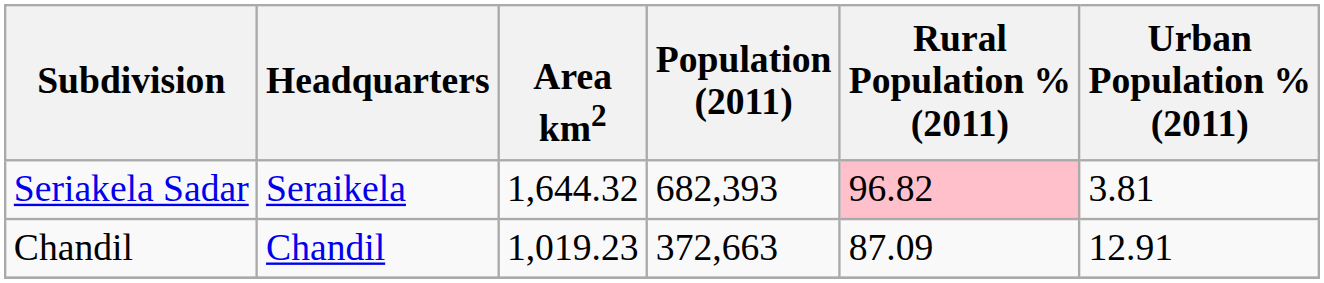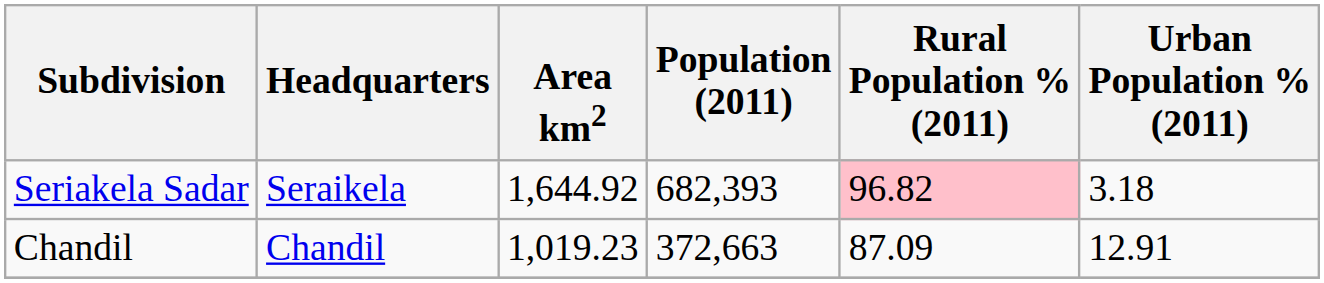(573, 188) 1,644.32 -> (573, 188) 1,644.92
(1121, 188) 3.81 -> (1121, 188) 3.18
